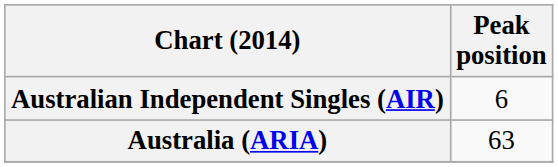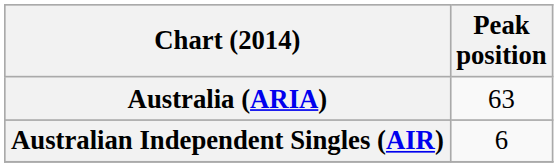rows swapped: (227, 140) <-> (227, 98)
